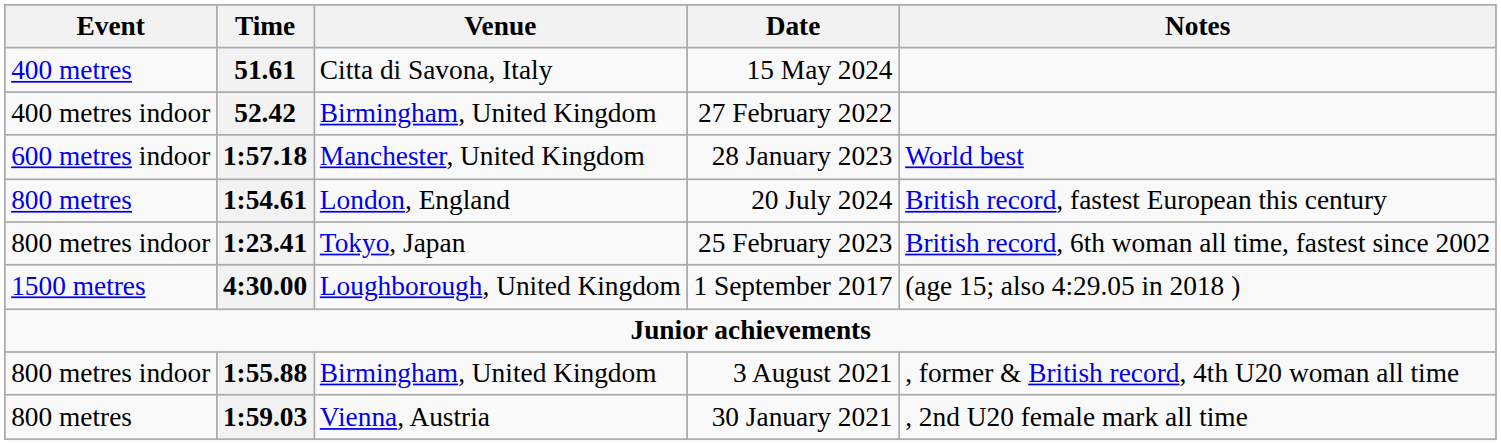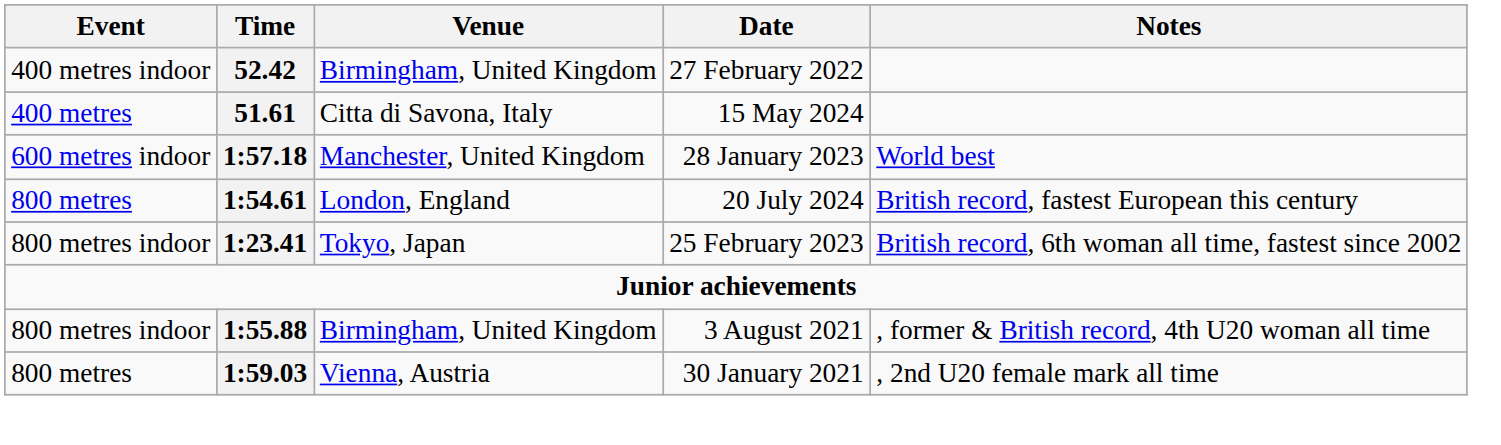rows swapped: (820, 69) <-> (795, 112)
- row: (793, 286)
